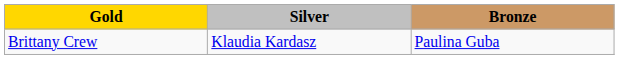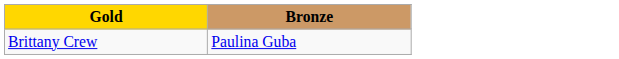- column: (309, 16)
